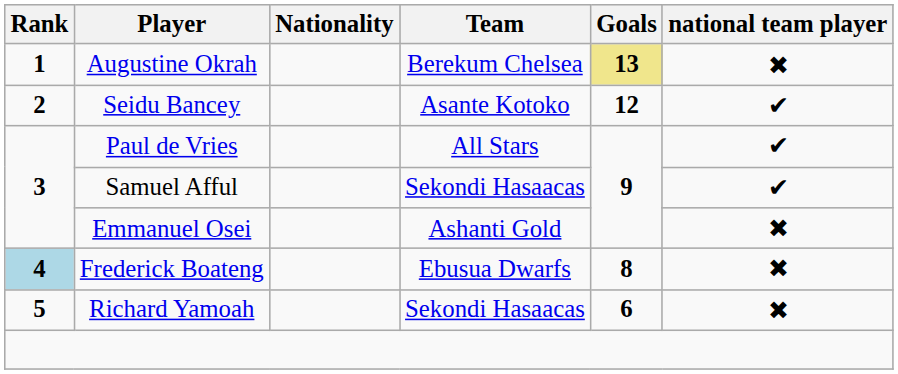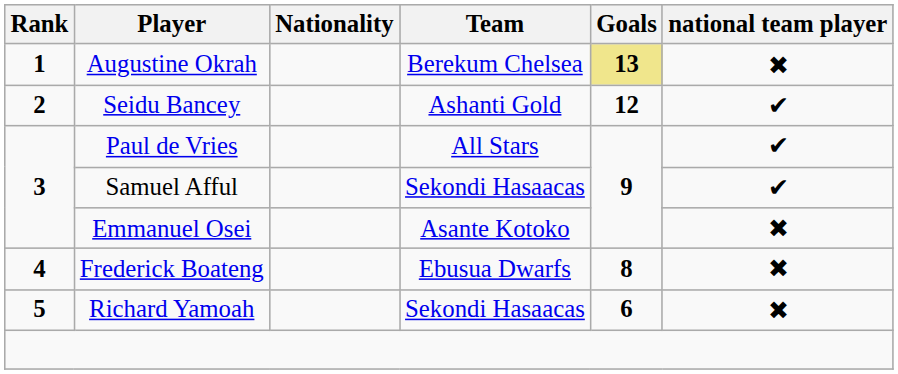(495, 105) Asante Kotoko -> (495, 105) Ashanti Gold
(495, 227) Ashanti Gold -> (495, 227) Asante Kotoko
(39, 268) lightblue background -> (39, 268) no background
